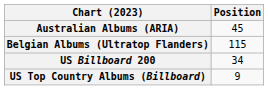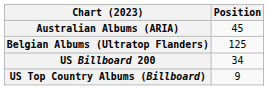(237, 45) 115 -> (237, 45) 125
